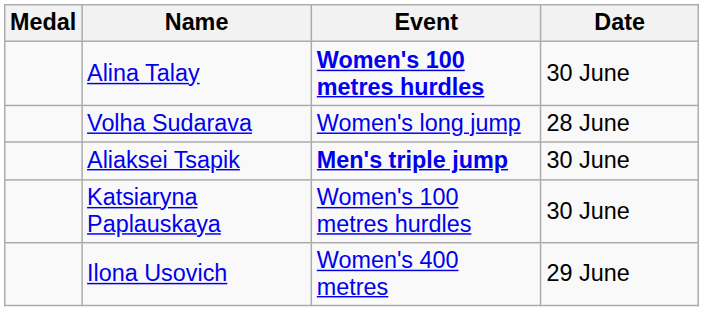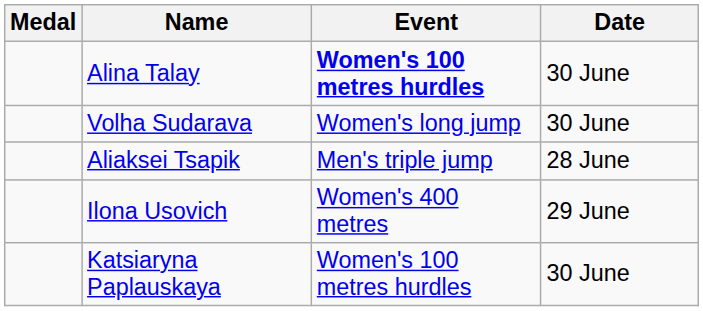(588, 123) 28 June -> (588, 123) 30 June
(412, 160) bold -> (405, 160) normal
(588, 160) 30 June -> (588, 160) 28 June
rows swapped: (157, 273) <-> (154, 210)
